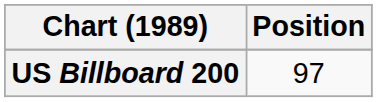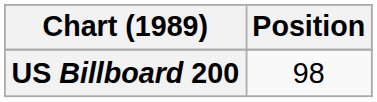(309, 72) 97 -> (309, 72) 98
